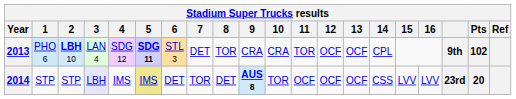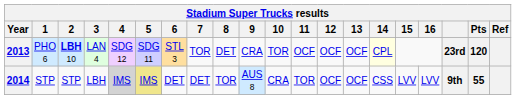(149, 52) bold -> (149, 51) normal
(200, 52) DET -> (200, 52) TOR
(226, 52) TOR -> (226, 52) DET
(278, 52) CRA -> (278, 52) TOR
(304, 52) TOR -> (304, 52) OCF
(383, 52) no background -> (383, 52) lightyellow background
(455, 52) 9th -> (455, 52) 23rd
(479, 52) 102 -> (479, 52) 120
(96, 80) lavender background -> (96, 80) no background
(122, 80) no background -> (122, 80) lightgrey background
(200, 80) TOR -> (200, 80) DET
(226, 80) DET -> (226, 80) TOR
(252, 80) bold -> (252, 80) normal
(278, 80) TOR -> (278, 80) CRA
(304, 80) OCF -> (304, 80) TOR
(455, 80) 23rd -> (455, 80) 9th
(479, 80) 20 -> (479, 80) 55
